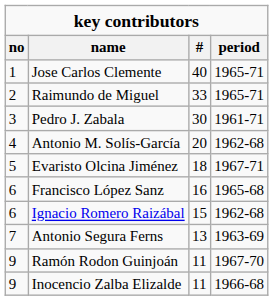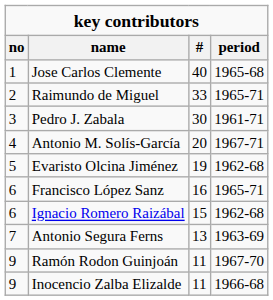(239, 71) 1965-71 -> (239, 71) 1965-68
(239, 142) 1962-68 -> (239, 142) 1967-71
(199, 166) 18 -> (199, 166) 19
(239, 166) 1967-71 -> (239, 166) 1962-68
(239, 189) 1965-68 -> (239, 189) 1965-71
